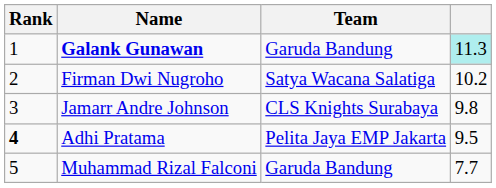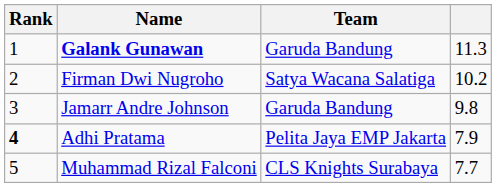(471, 49) paleturquoise background -> (471, 49) no background
(352, 108) CLS Knights Surabaya -> (329, 108) Garuda Bandung
(466, 138) 9.5 -> (466, 138) 7.9
(329, 167) Garuda Bandung -> (352, 167) CLS Knights Surabaya
